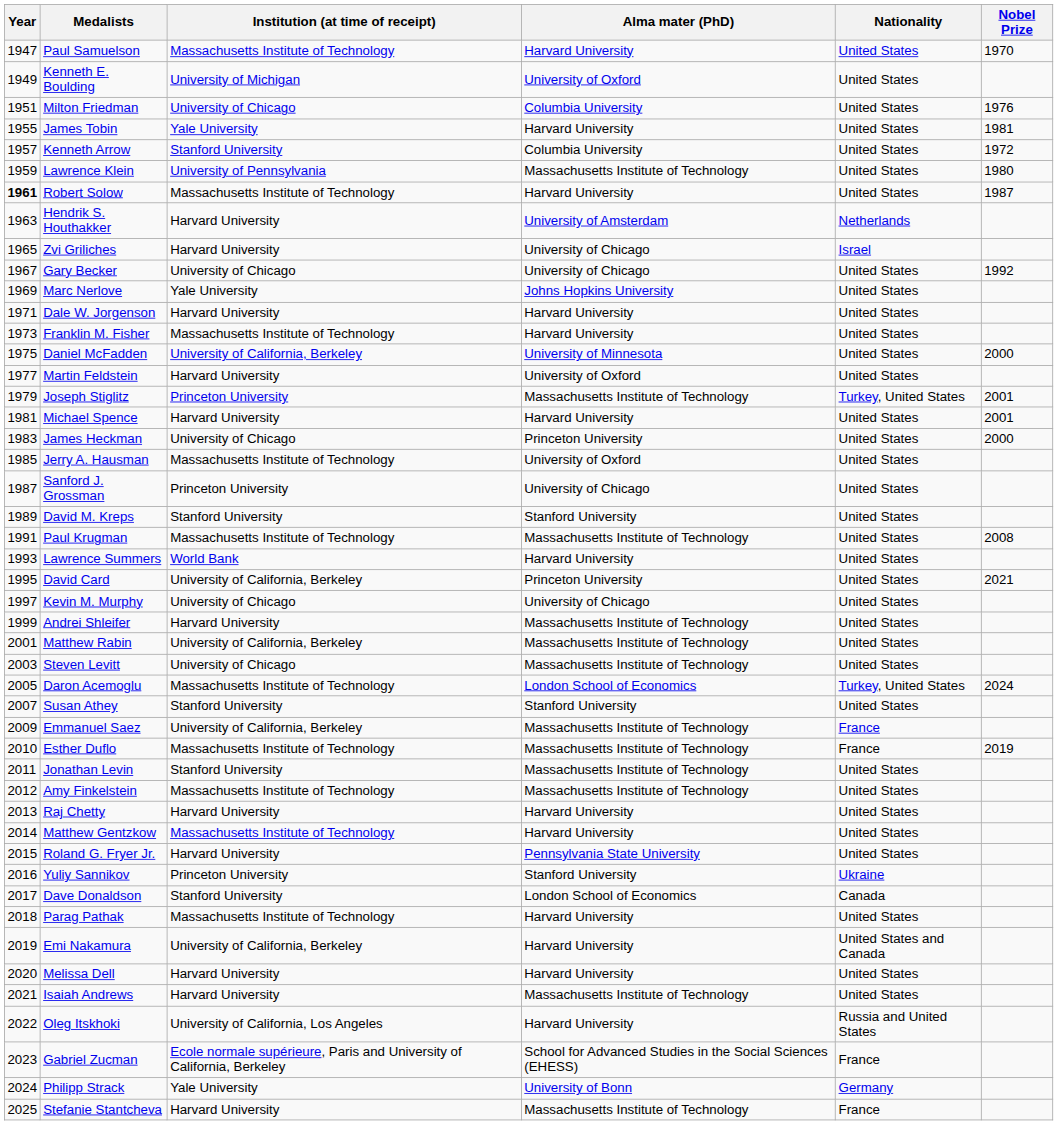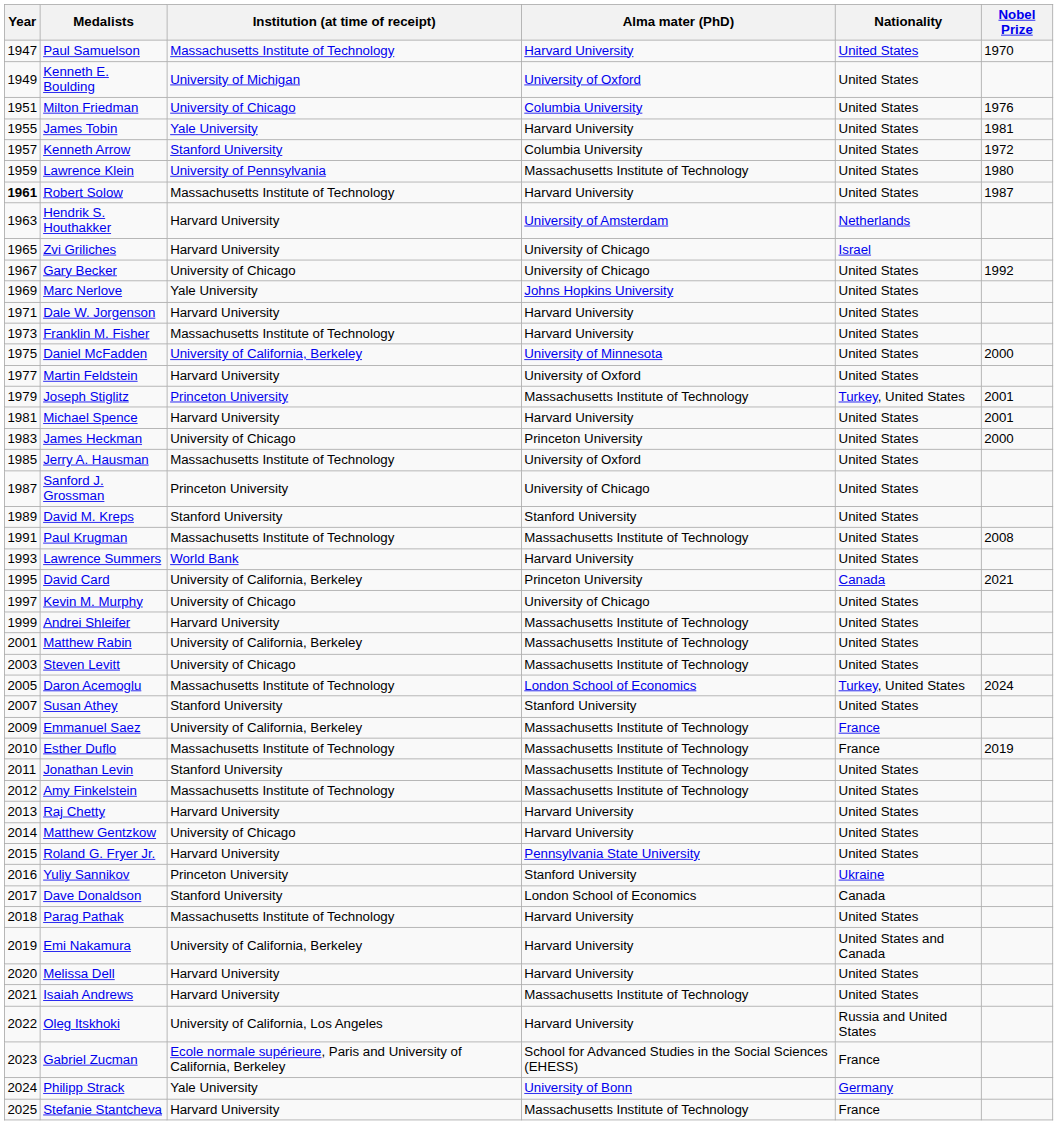(878, 580) United States -> (862, 580) Canada
(282, 833) Massachusetts Institute of Technology -> (233, 833) University of Chicago
